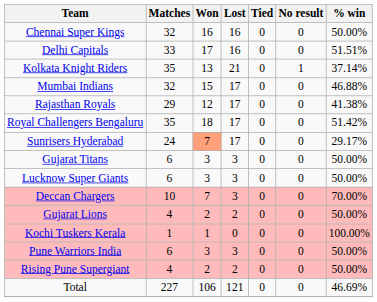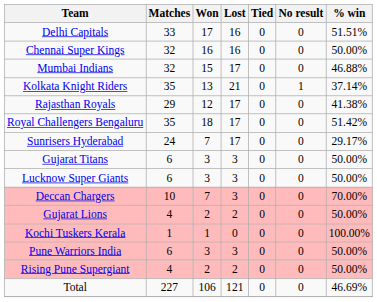rows swapped: (75, 31) <-> (75, 50)
rows swapped: (75, 68) <-> (75, 86)
(207, 141) lightsalmon background -> (207, 141) no background
